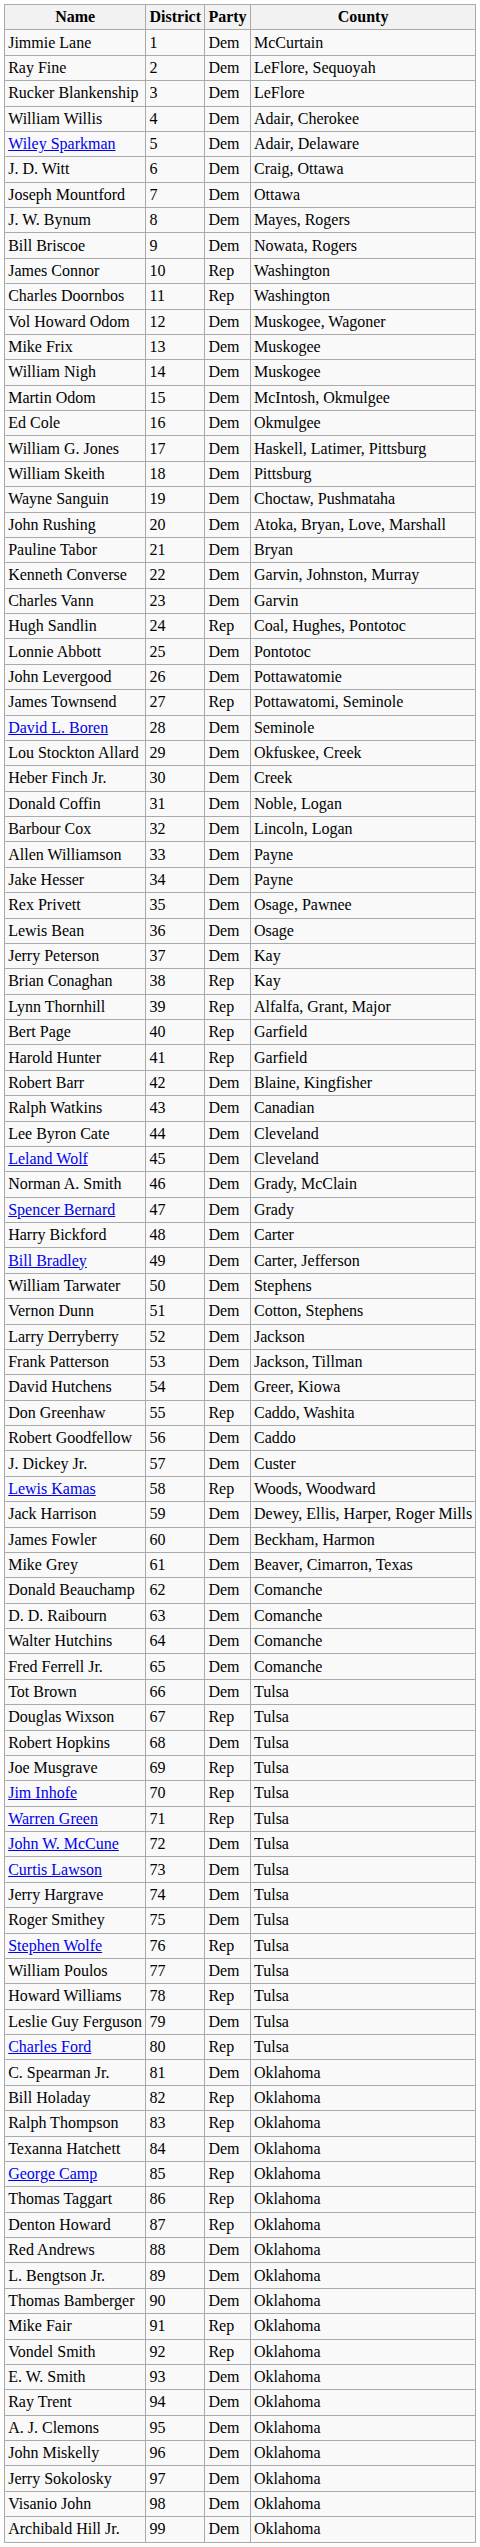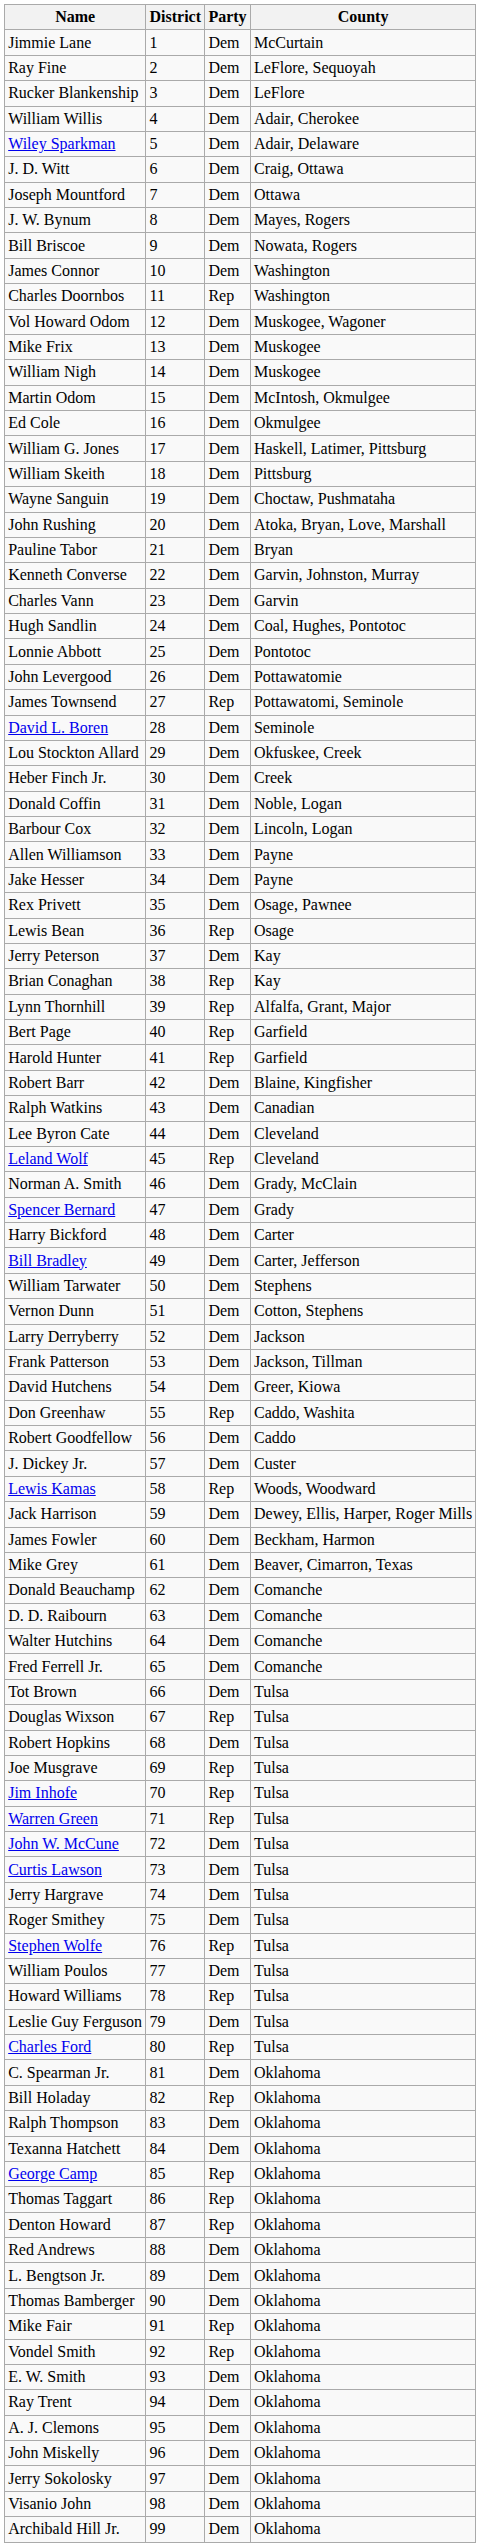(221, 270) Rep -> (224, 270) Dem
(221, 626) Rep -> (224, 626) Dem
(224, 930) Dem -> (221, 930) Rep
(224, 1159) Dem -> (221, 1159) Rep
(221, 2123) Rep -> (224, 2123) Dem
